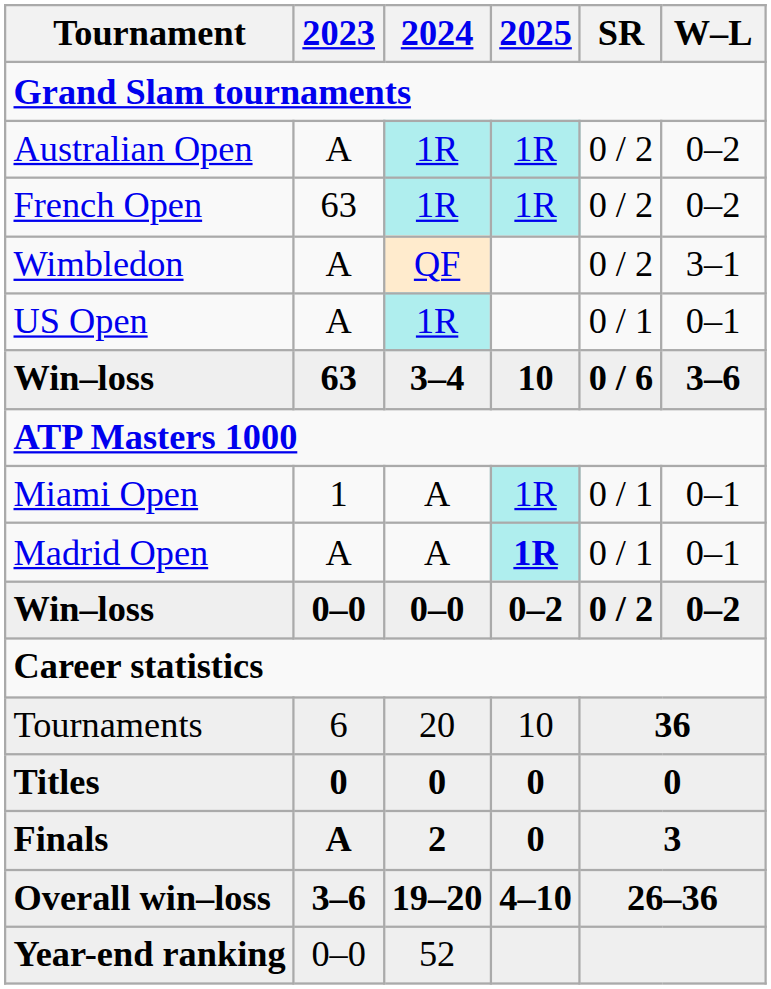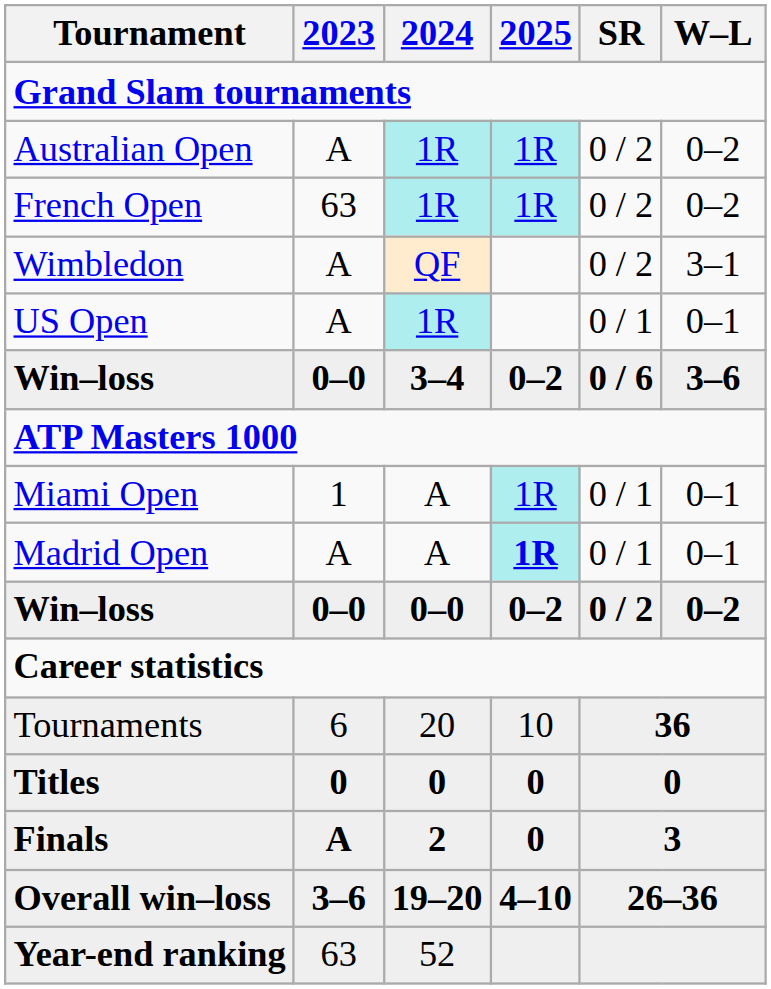(339, 378) 63 -> (339, 378) 0–0
(536, 378) 10 -> (536, 378) 0–2
(339, 954) 0–0 -> (339, 954) 63
